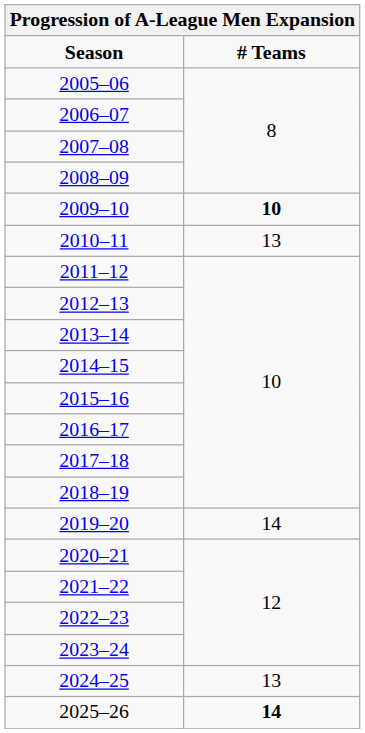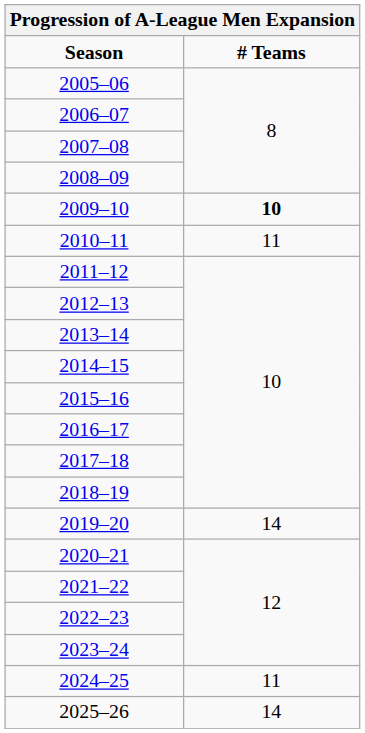(271, 240) 13 -> (271, 240) 11
(271, 680) 13 -> (271, 680) 11
(271, 712) bold -> (271, 712) normal
